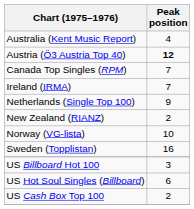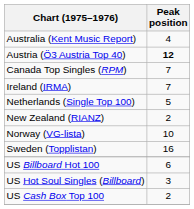(168, 102) 9 -> (168, 102) 5
(168, 165) 3 -> (168, 165) 6
(168, 180) 6 -> (168, 180) 3
